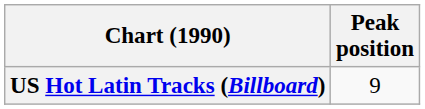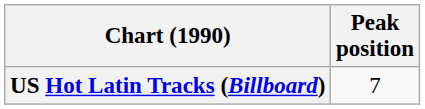(375, 85) 9 -> (375, 85) 7
